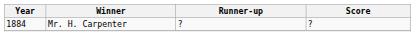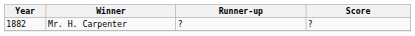(16, 24) 1884 -> (16, 24) 1882
